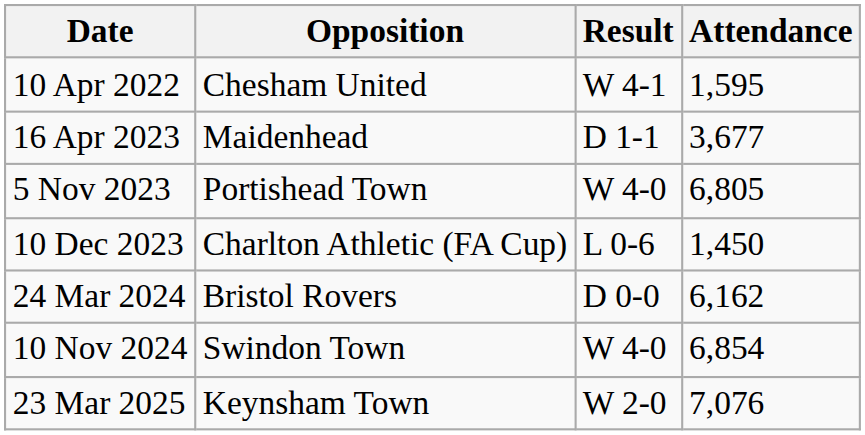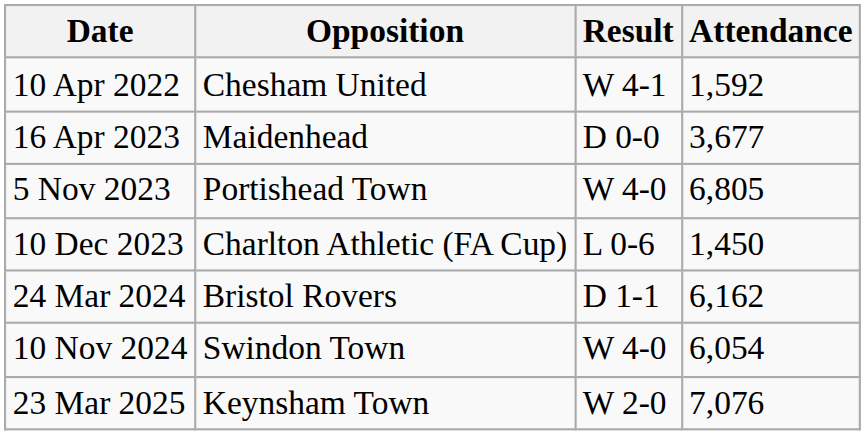(727, 84) 1,595 -> (727, 84) 1,592
(621, 137) D 1-1 -> (621, 137) D 0-0
(621, 296) D 0-0 -> (621, 296) D 1-1
(727, 349) 6,854 -> (727, 349) 6,054
